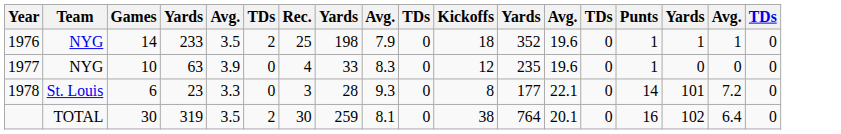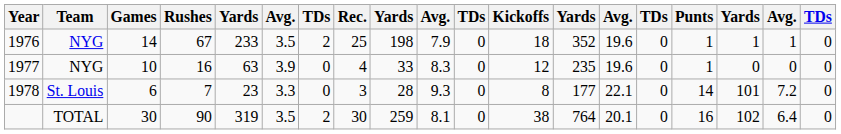+ column: (188, 16)
